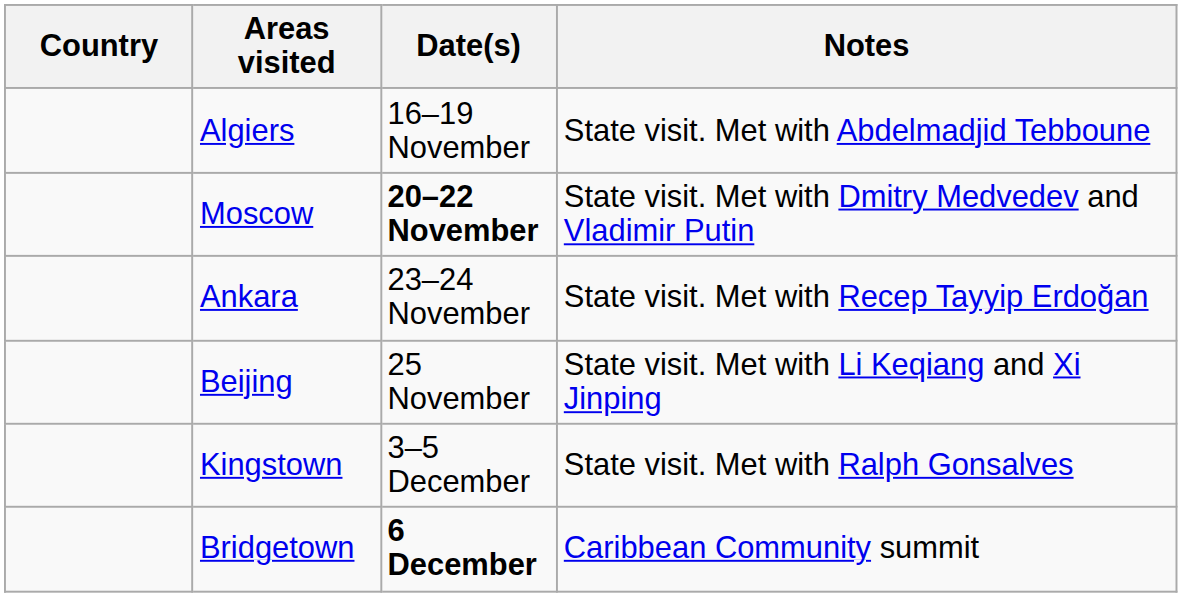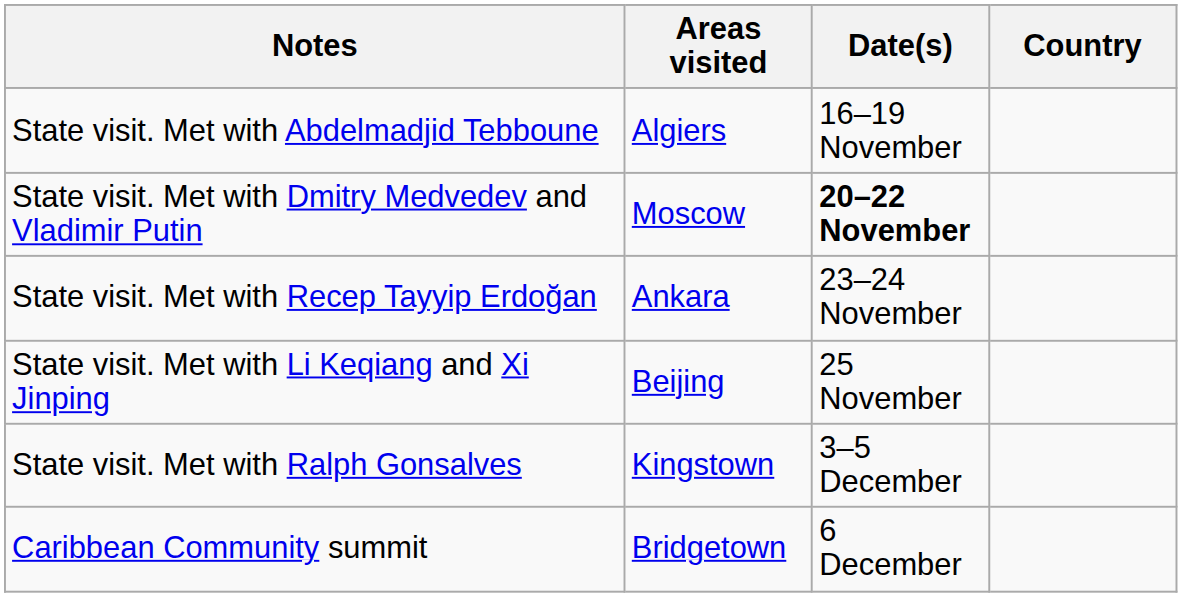columns swapped: (99, 46) <-> (867, 46)
(462, 548) bold -> (891, 548) normal
